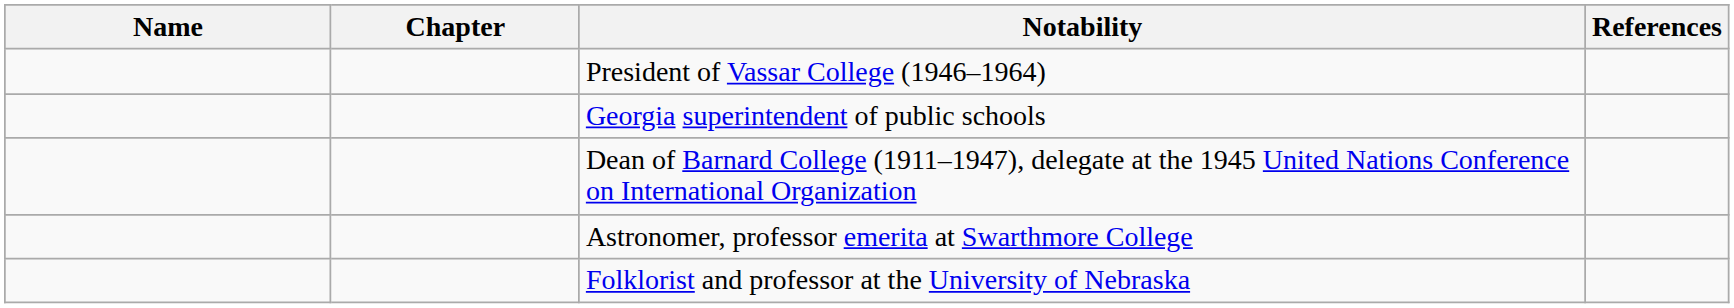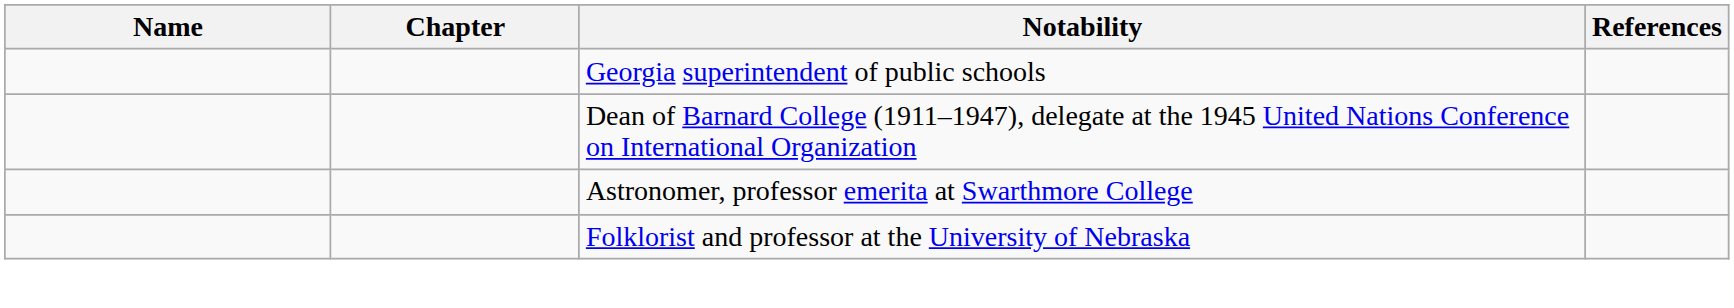- row: (816, 71)
